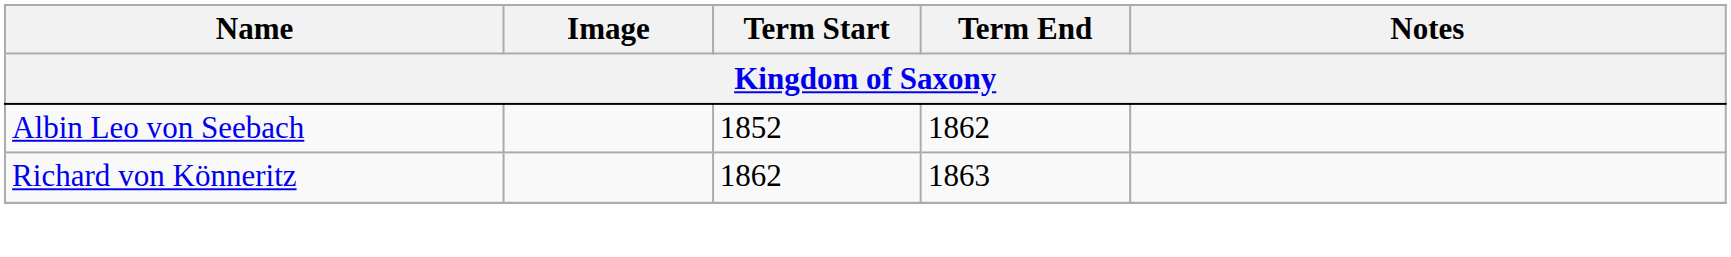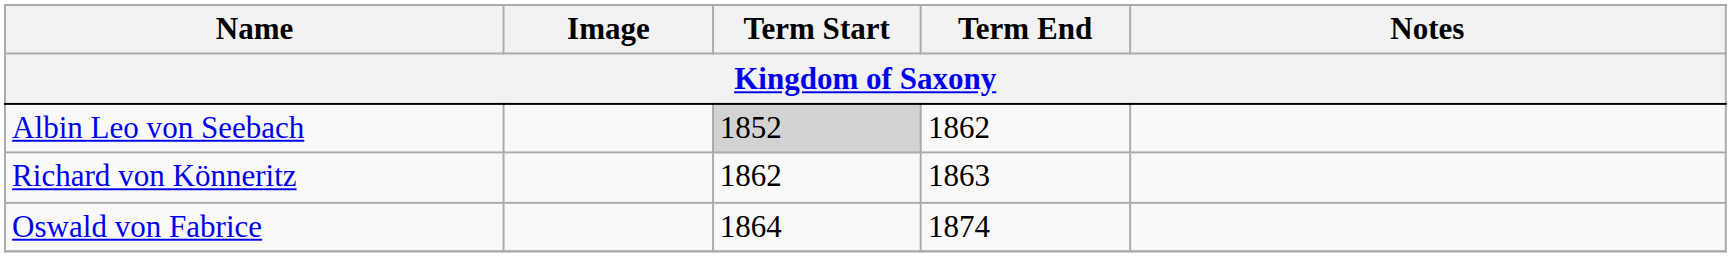(751, 127) no background -> (751, 127) lightgrey background
+ row: (137, 226)
